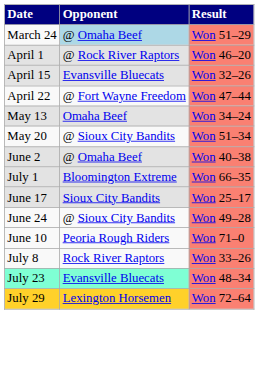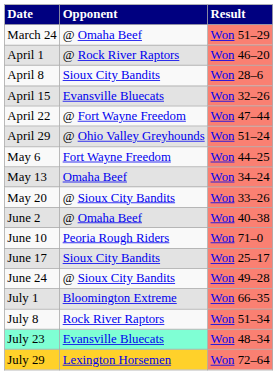(102, 34) lightblue background -> (102, 34) no background
+ row: (26, 75)
+ row: (29, 136)
+ row: (24, 156)
(221, 136) Won 51–34 -> (240, 197) Won 33–26
rows swapped: (27, 237) <-> (23, 177)
(221, 258) Won 33–26 -> (240, 319) Won 51–34
